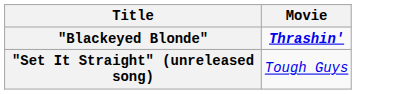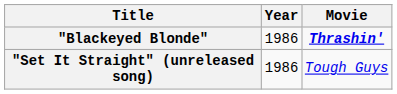+ column: (282, 16)
